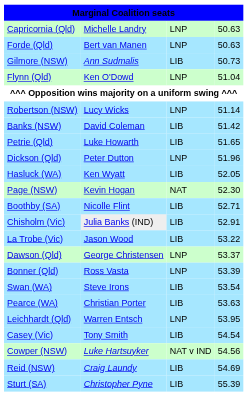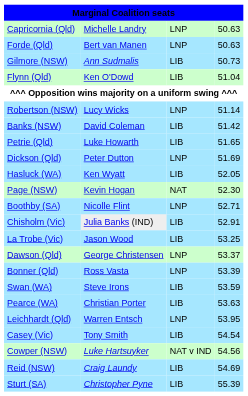(178, 77) LNP -> (176, 77) LIB
(229, 158) 51.96 -> (229, 158) 51.69
(176, 206) LIB -> (178, 206) LNP
(229, 238) 53.22 -> (229, 238) 53.25
(229, 287) 53.54 -> (229, 287) 53.59
